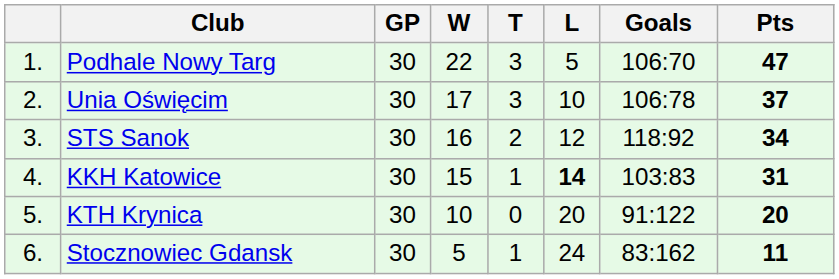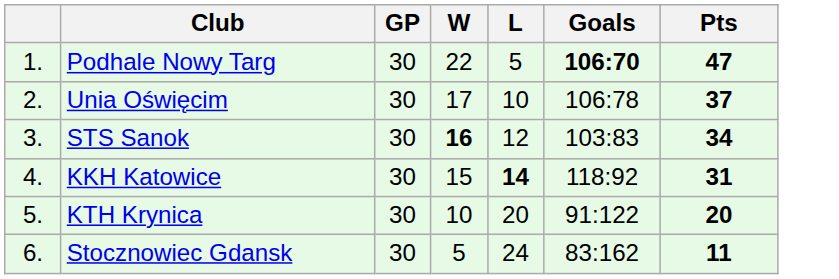- column: (515, 23)
(658, 61) normal -> (602, 61) bold
(459, 138) normal -> (459, 138) bold
(658, 138) 118:92 -> (602, 138) 103:83
(658, 176) 103:83 -> (602, 176) 118:92
